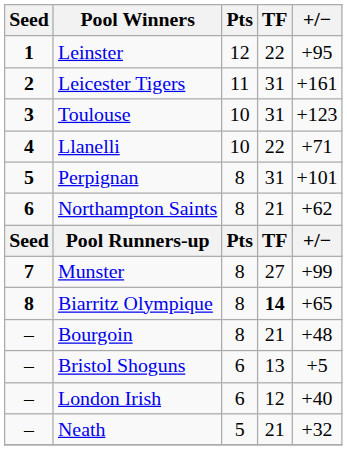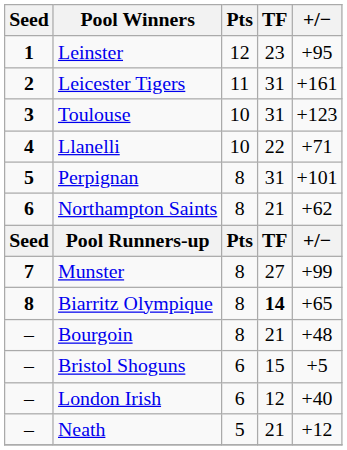(275, 51) 22 -> (275, 51) 23
(275, 366) 13 -> (275, 366) 15
(317, 429) +32 -> (317, 429) +12
